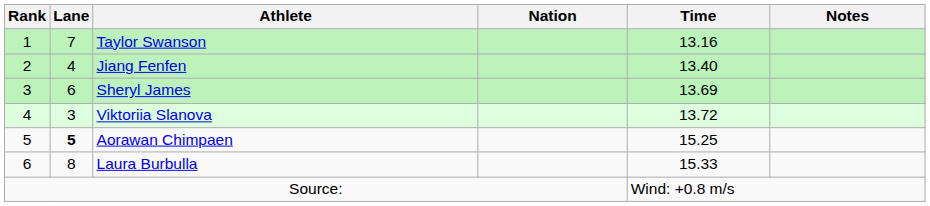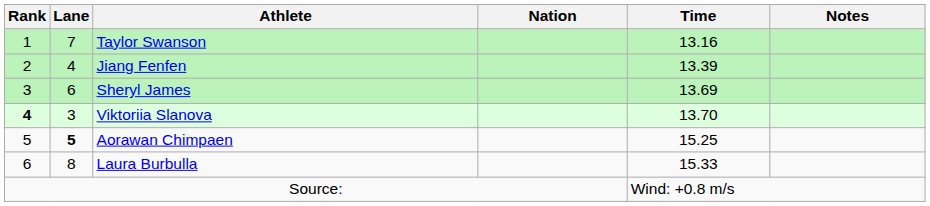(698, 66) 13.40 -> (698, 66) 13.39
(27, 115) normal -> (27, 115) bold
(698, 115) 13.72 -> (698, 115) 13.70
